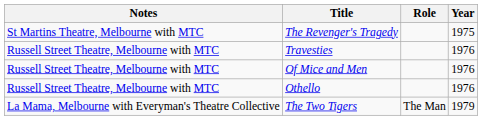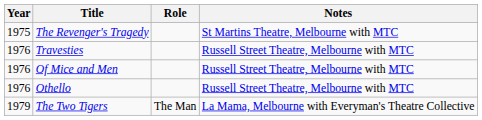columns swapped: (463, 13) <-> (143, 13)
